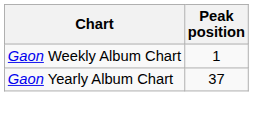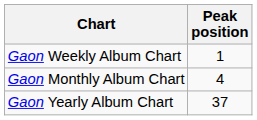+ row: (96, 79)
